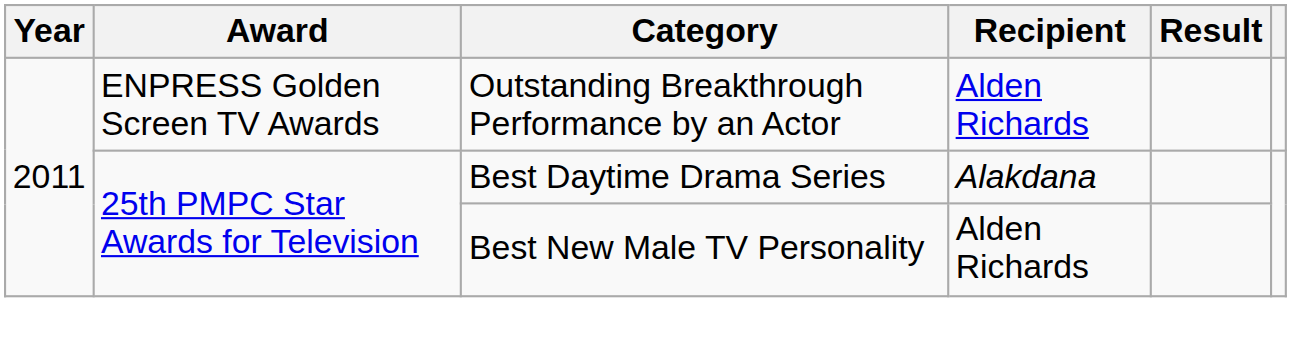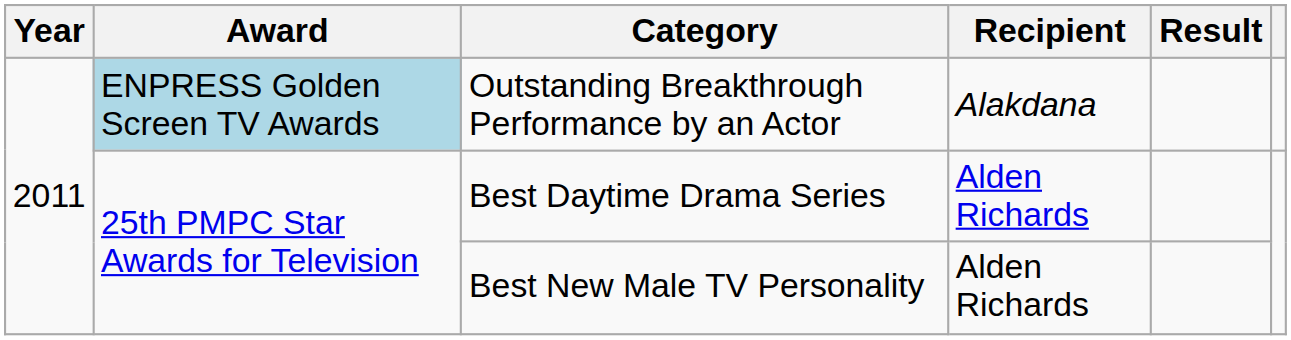(241, 103) no background -> (241, 103) lightblue background
(1022, 103) Alden Richards -> (1026, 103) Alakdana
(1026, 176) Alakdana -> (1022, 195) Alden Richards
